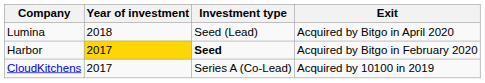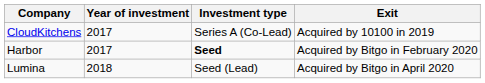rows swapped: (44, 68) <-> (26, 31)
(99, 50) gold background -> (99, 50) no background
